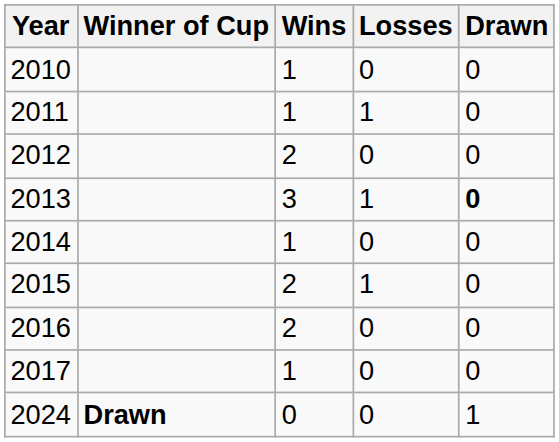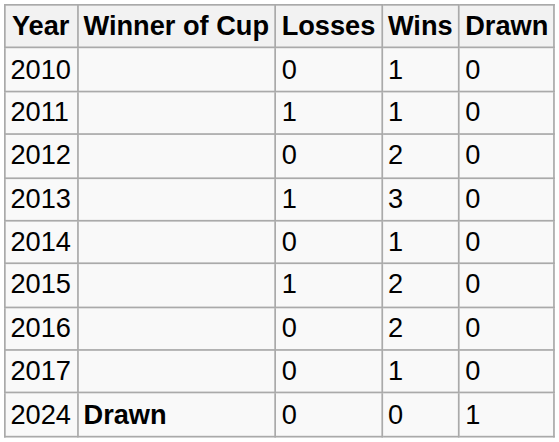columns swapped: (314, 26) <-> (406, 26)
(473, 198) bold -> (473, 198) normal
